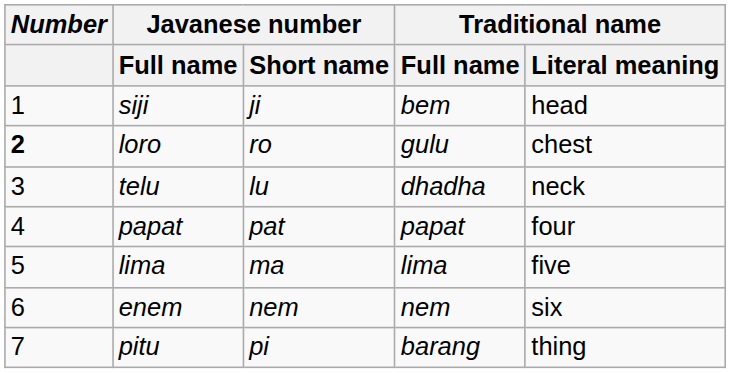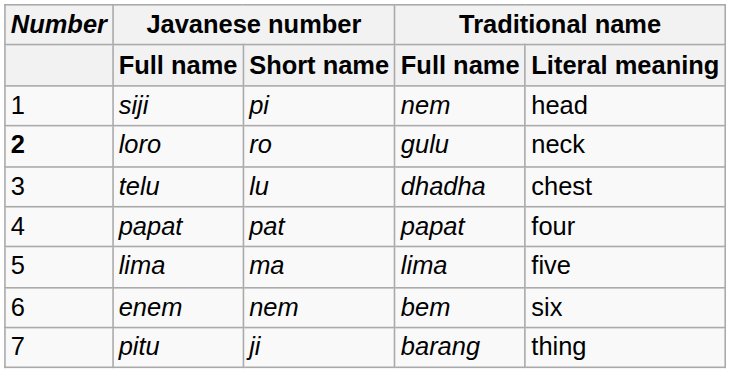(255, 105) ji -> (259, 105) pi
(426, 105) bem -> (426, 105) nem
(562, 145) chest -> (558, 145) neck
(558, 186) neck -> (562, 186) chest
(426, 307) nem -> (426, 307) bem
(259, 347) pi -> (255, 347) ji
